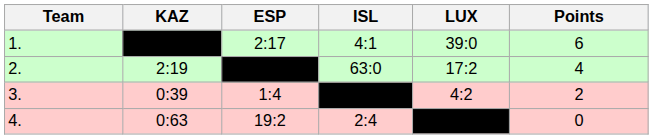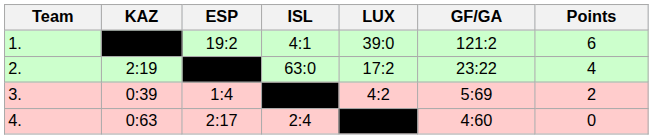+ column: (476, 17)
(270, 43) 2:17 -> (222, 43) 19:2
(270, 120) 19:2 -> (222, 120) 2:17
